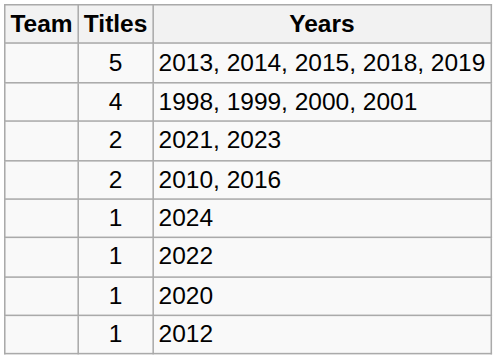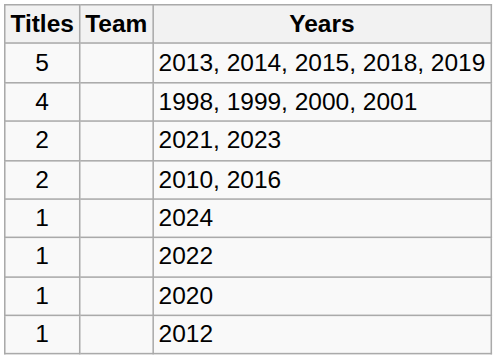columns swapped: (41, 23) <-> (116, 23)
